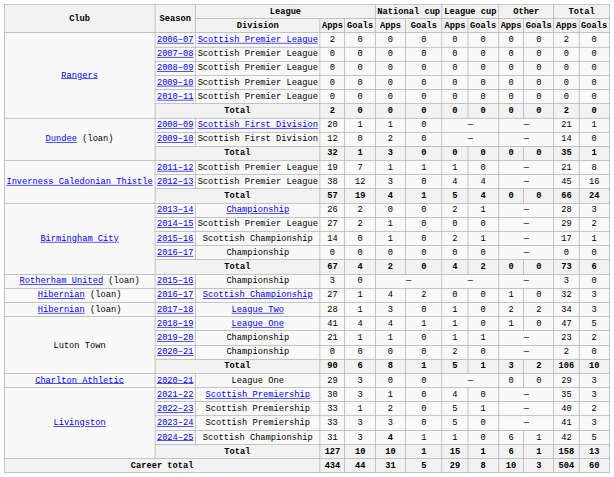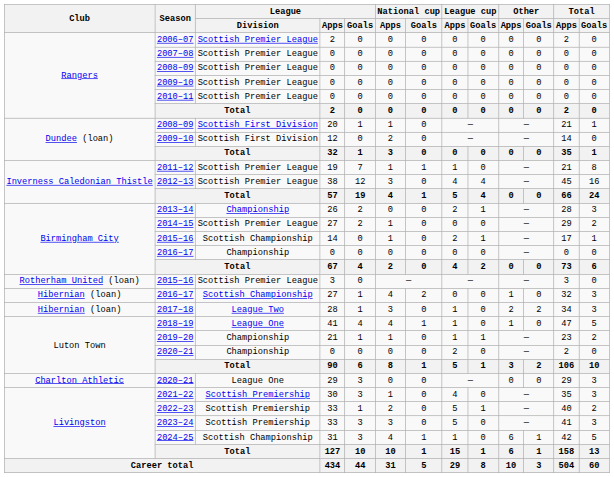(258, 281) Championship -> (258, 281) Scottish Premier League
(390, 437) bold -> (390, 437) normal
